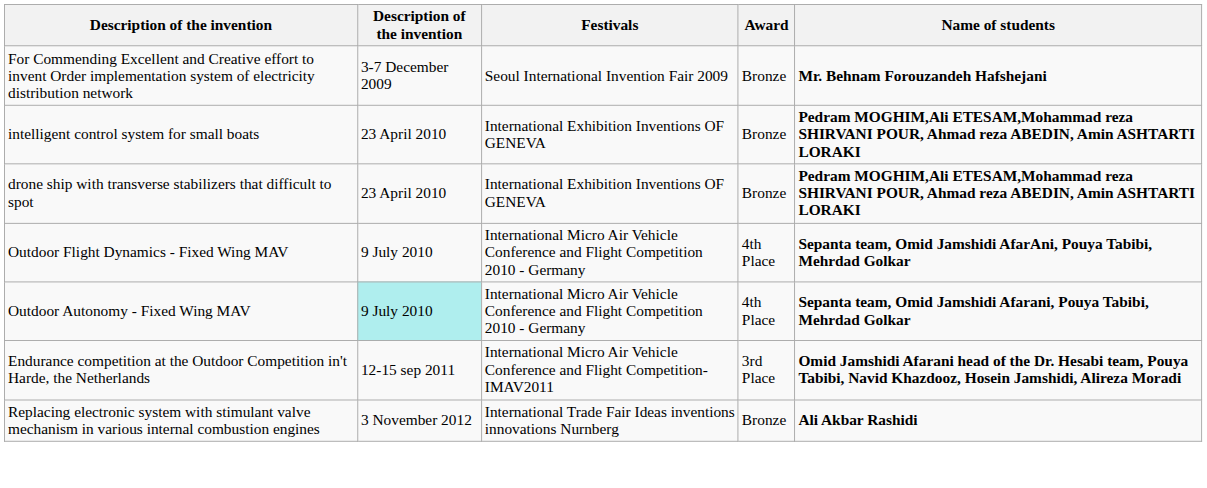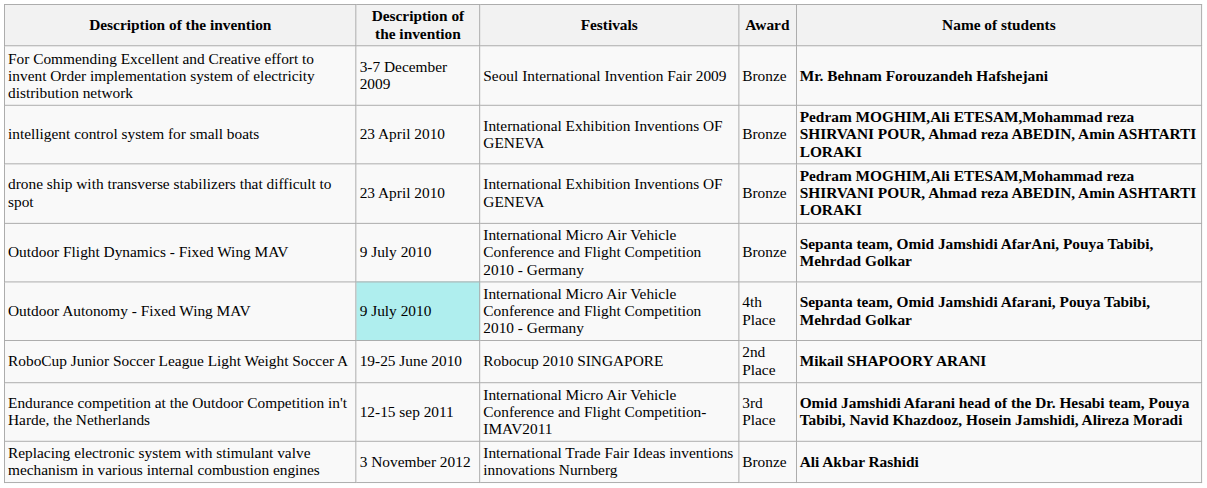(758, 252) 4th Place -> (764, 252) Bronze
+ row: (178, 361)
